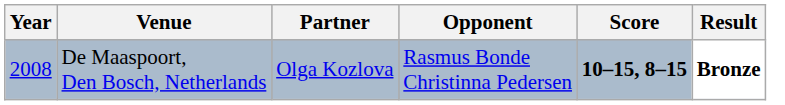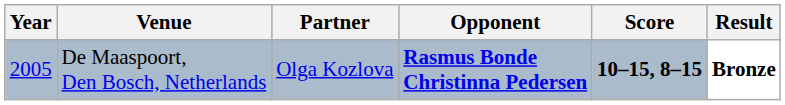(31, 69) 2008 -> (31, 69) 2005
(488, 69) normal -> (495, 69) bold
